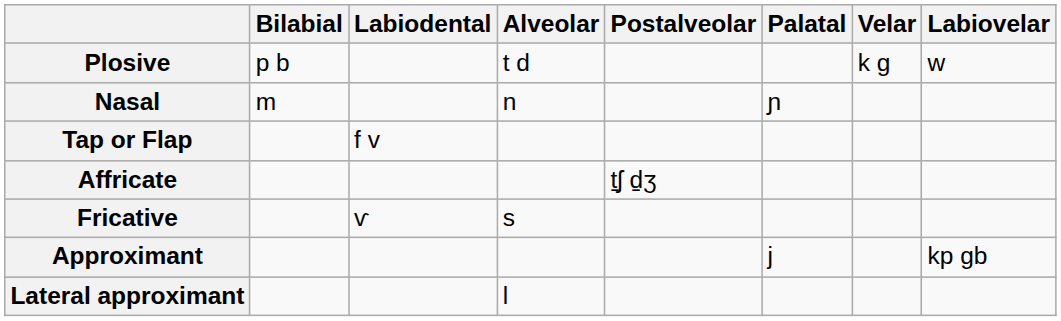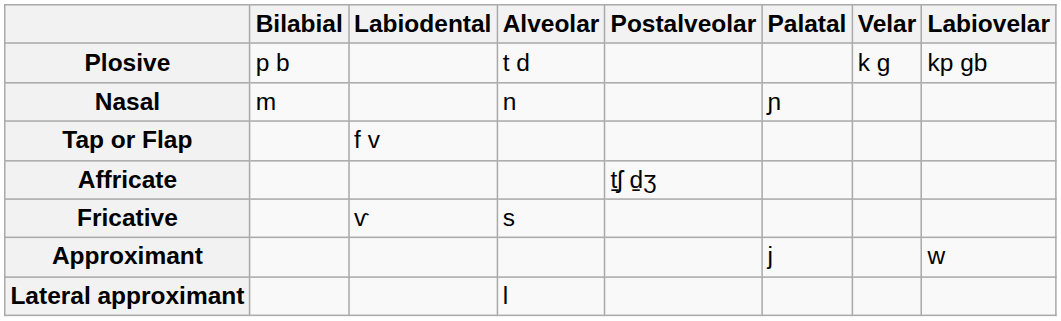(936, 62) w -> (957, 62) kp gb
(957, 256) kp gb -> (936, 256) w
